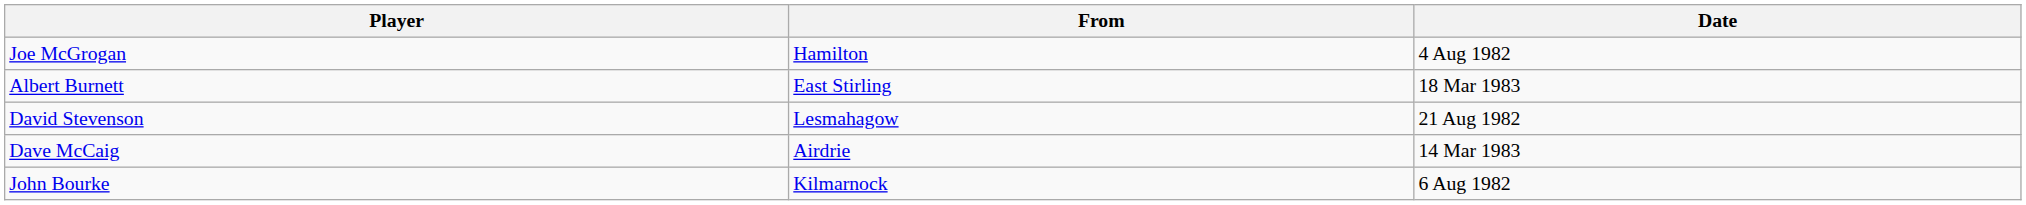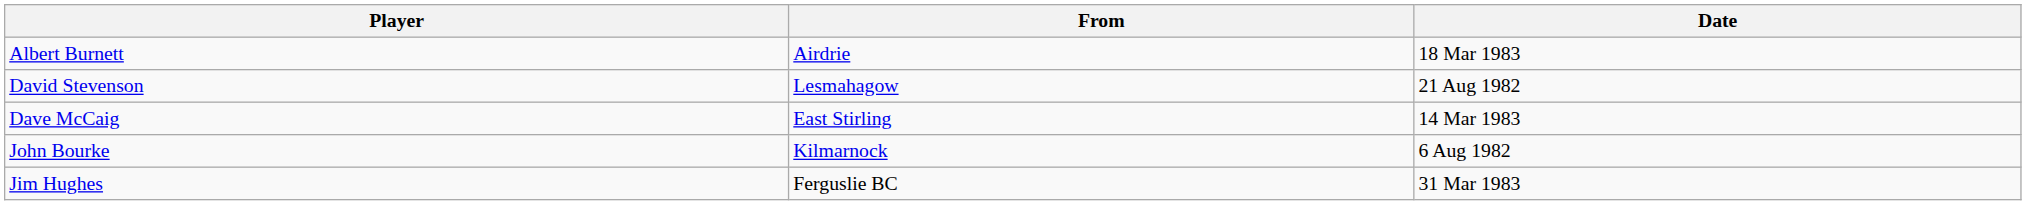- row: (68, 53)
(842, 86) East Stirling -> (822, 53) Airdrie
(822, 151) Airdrie -> (842, 118) East Stirling
+ row: (56, 183)
